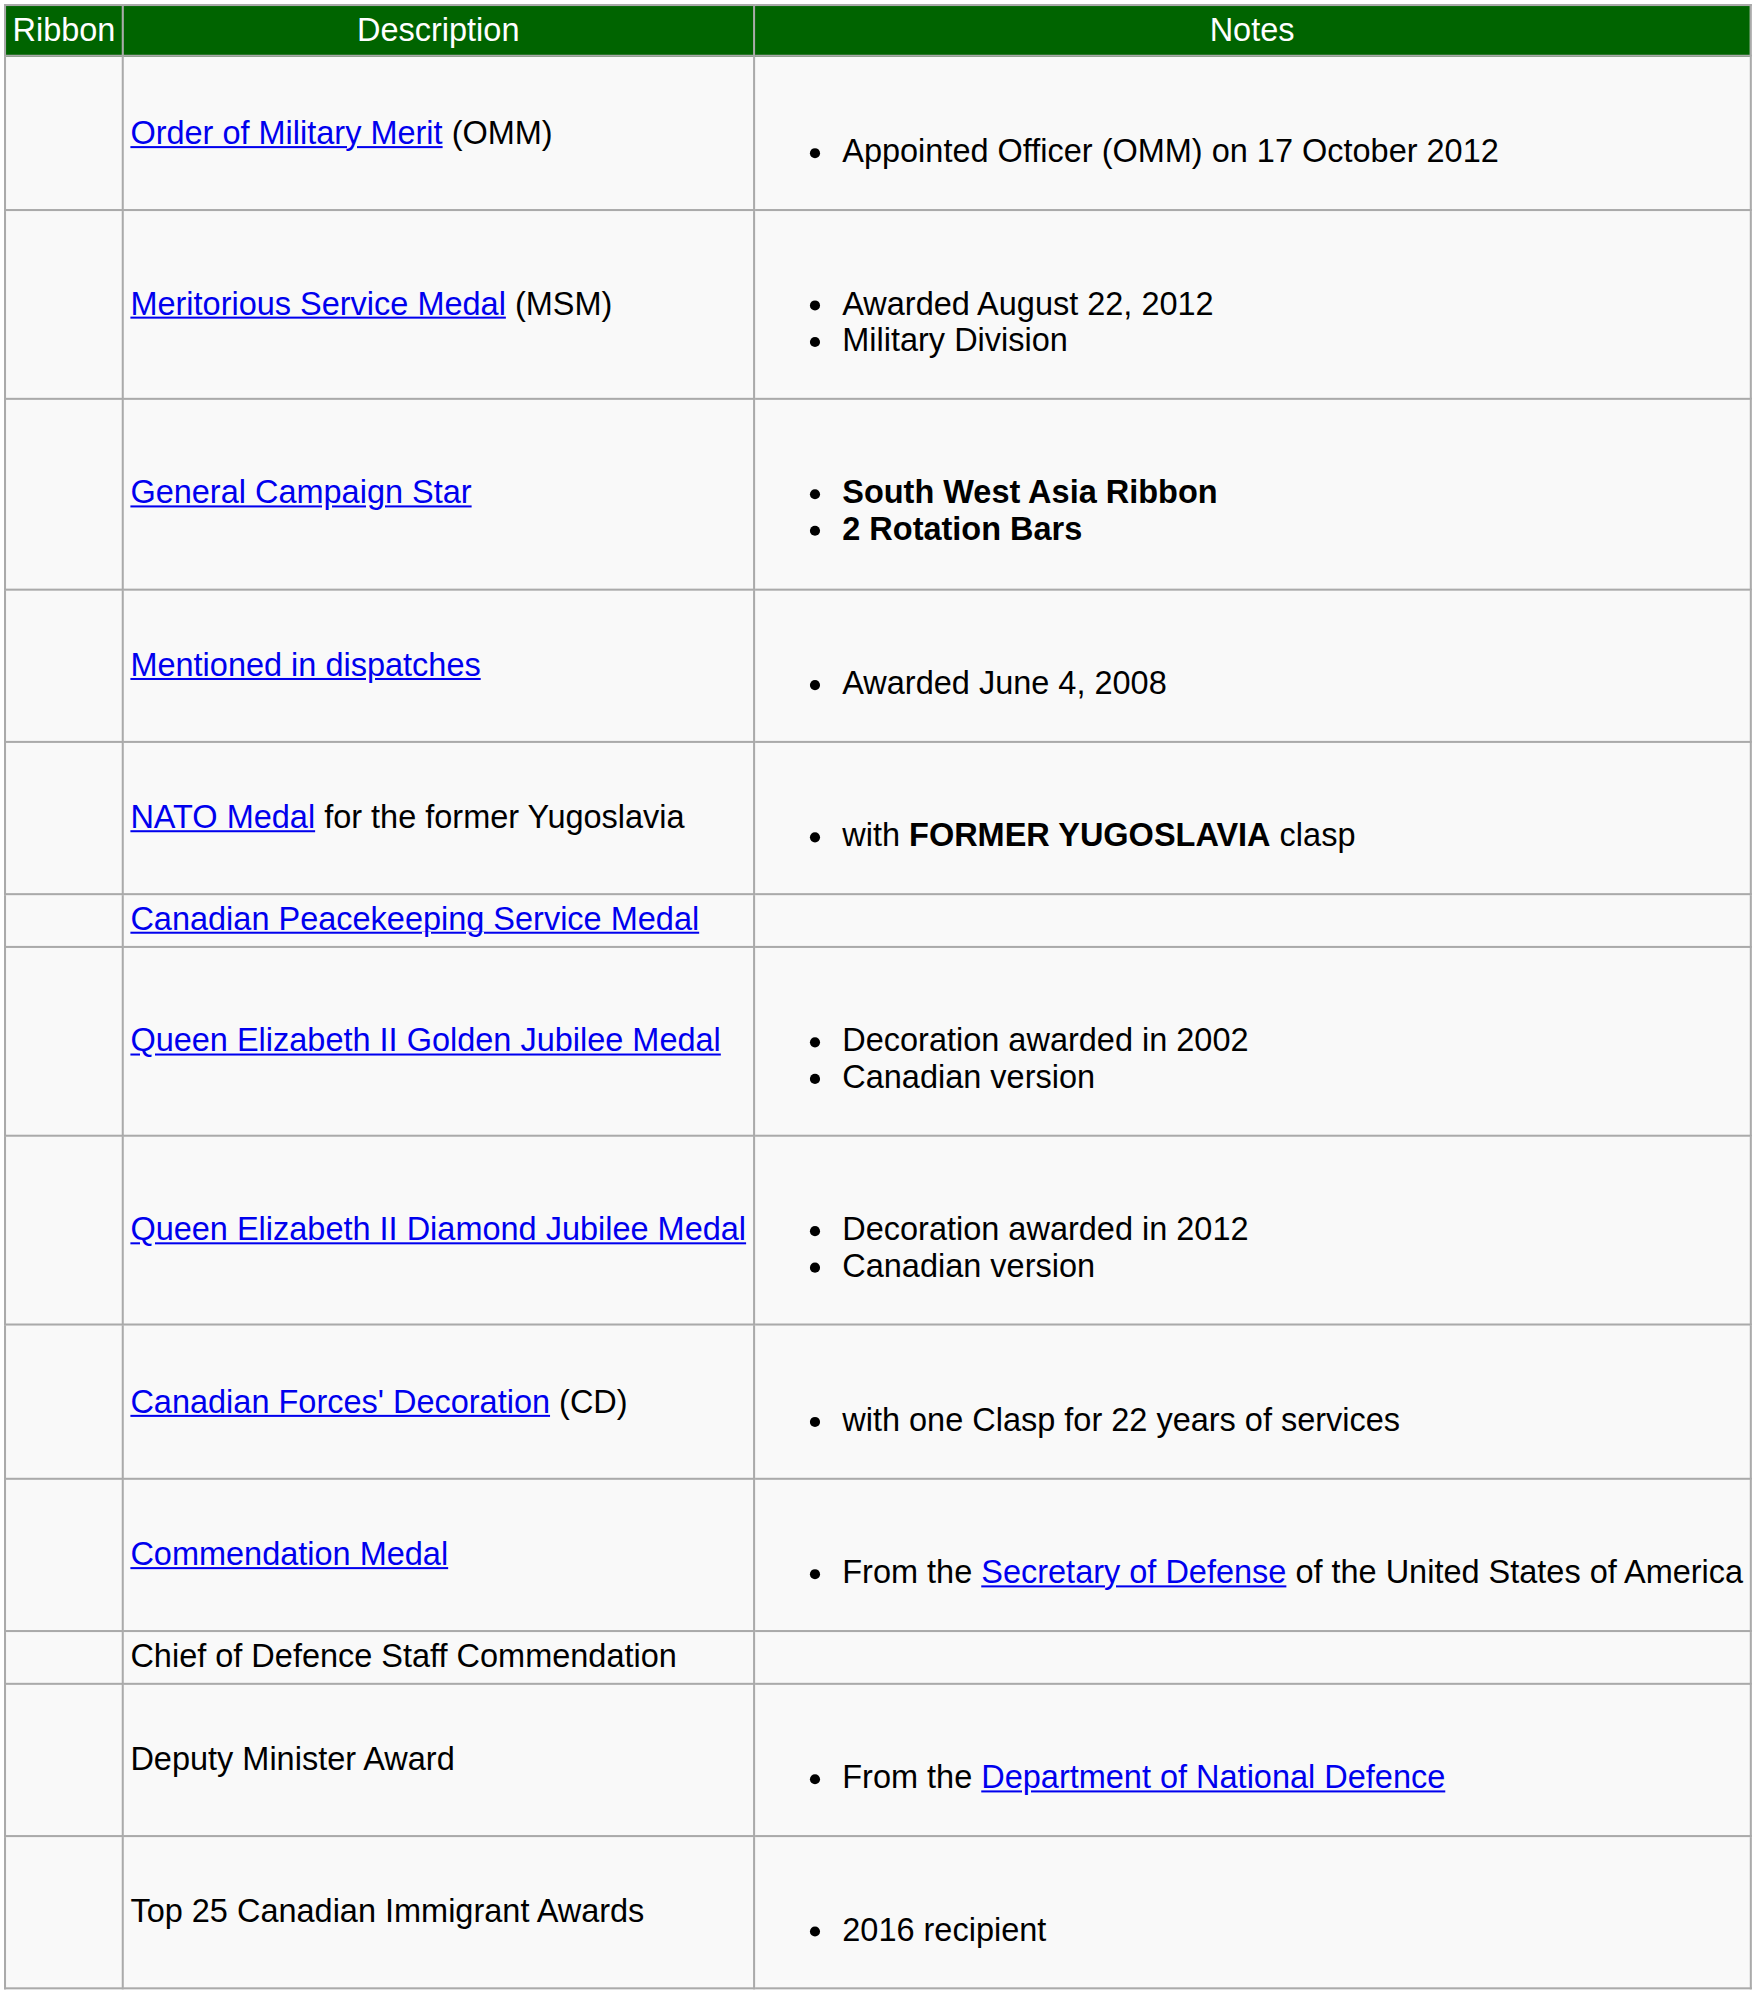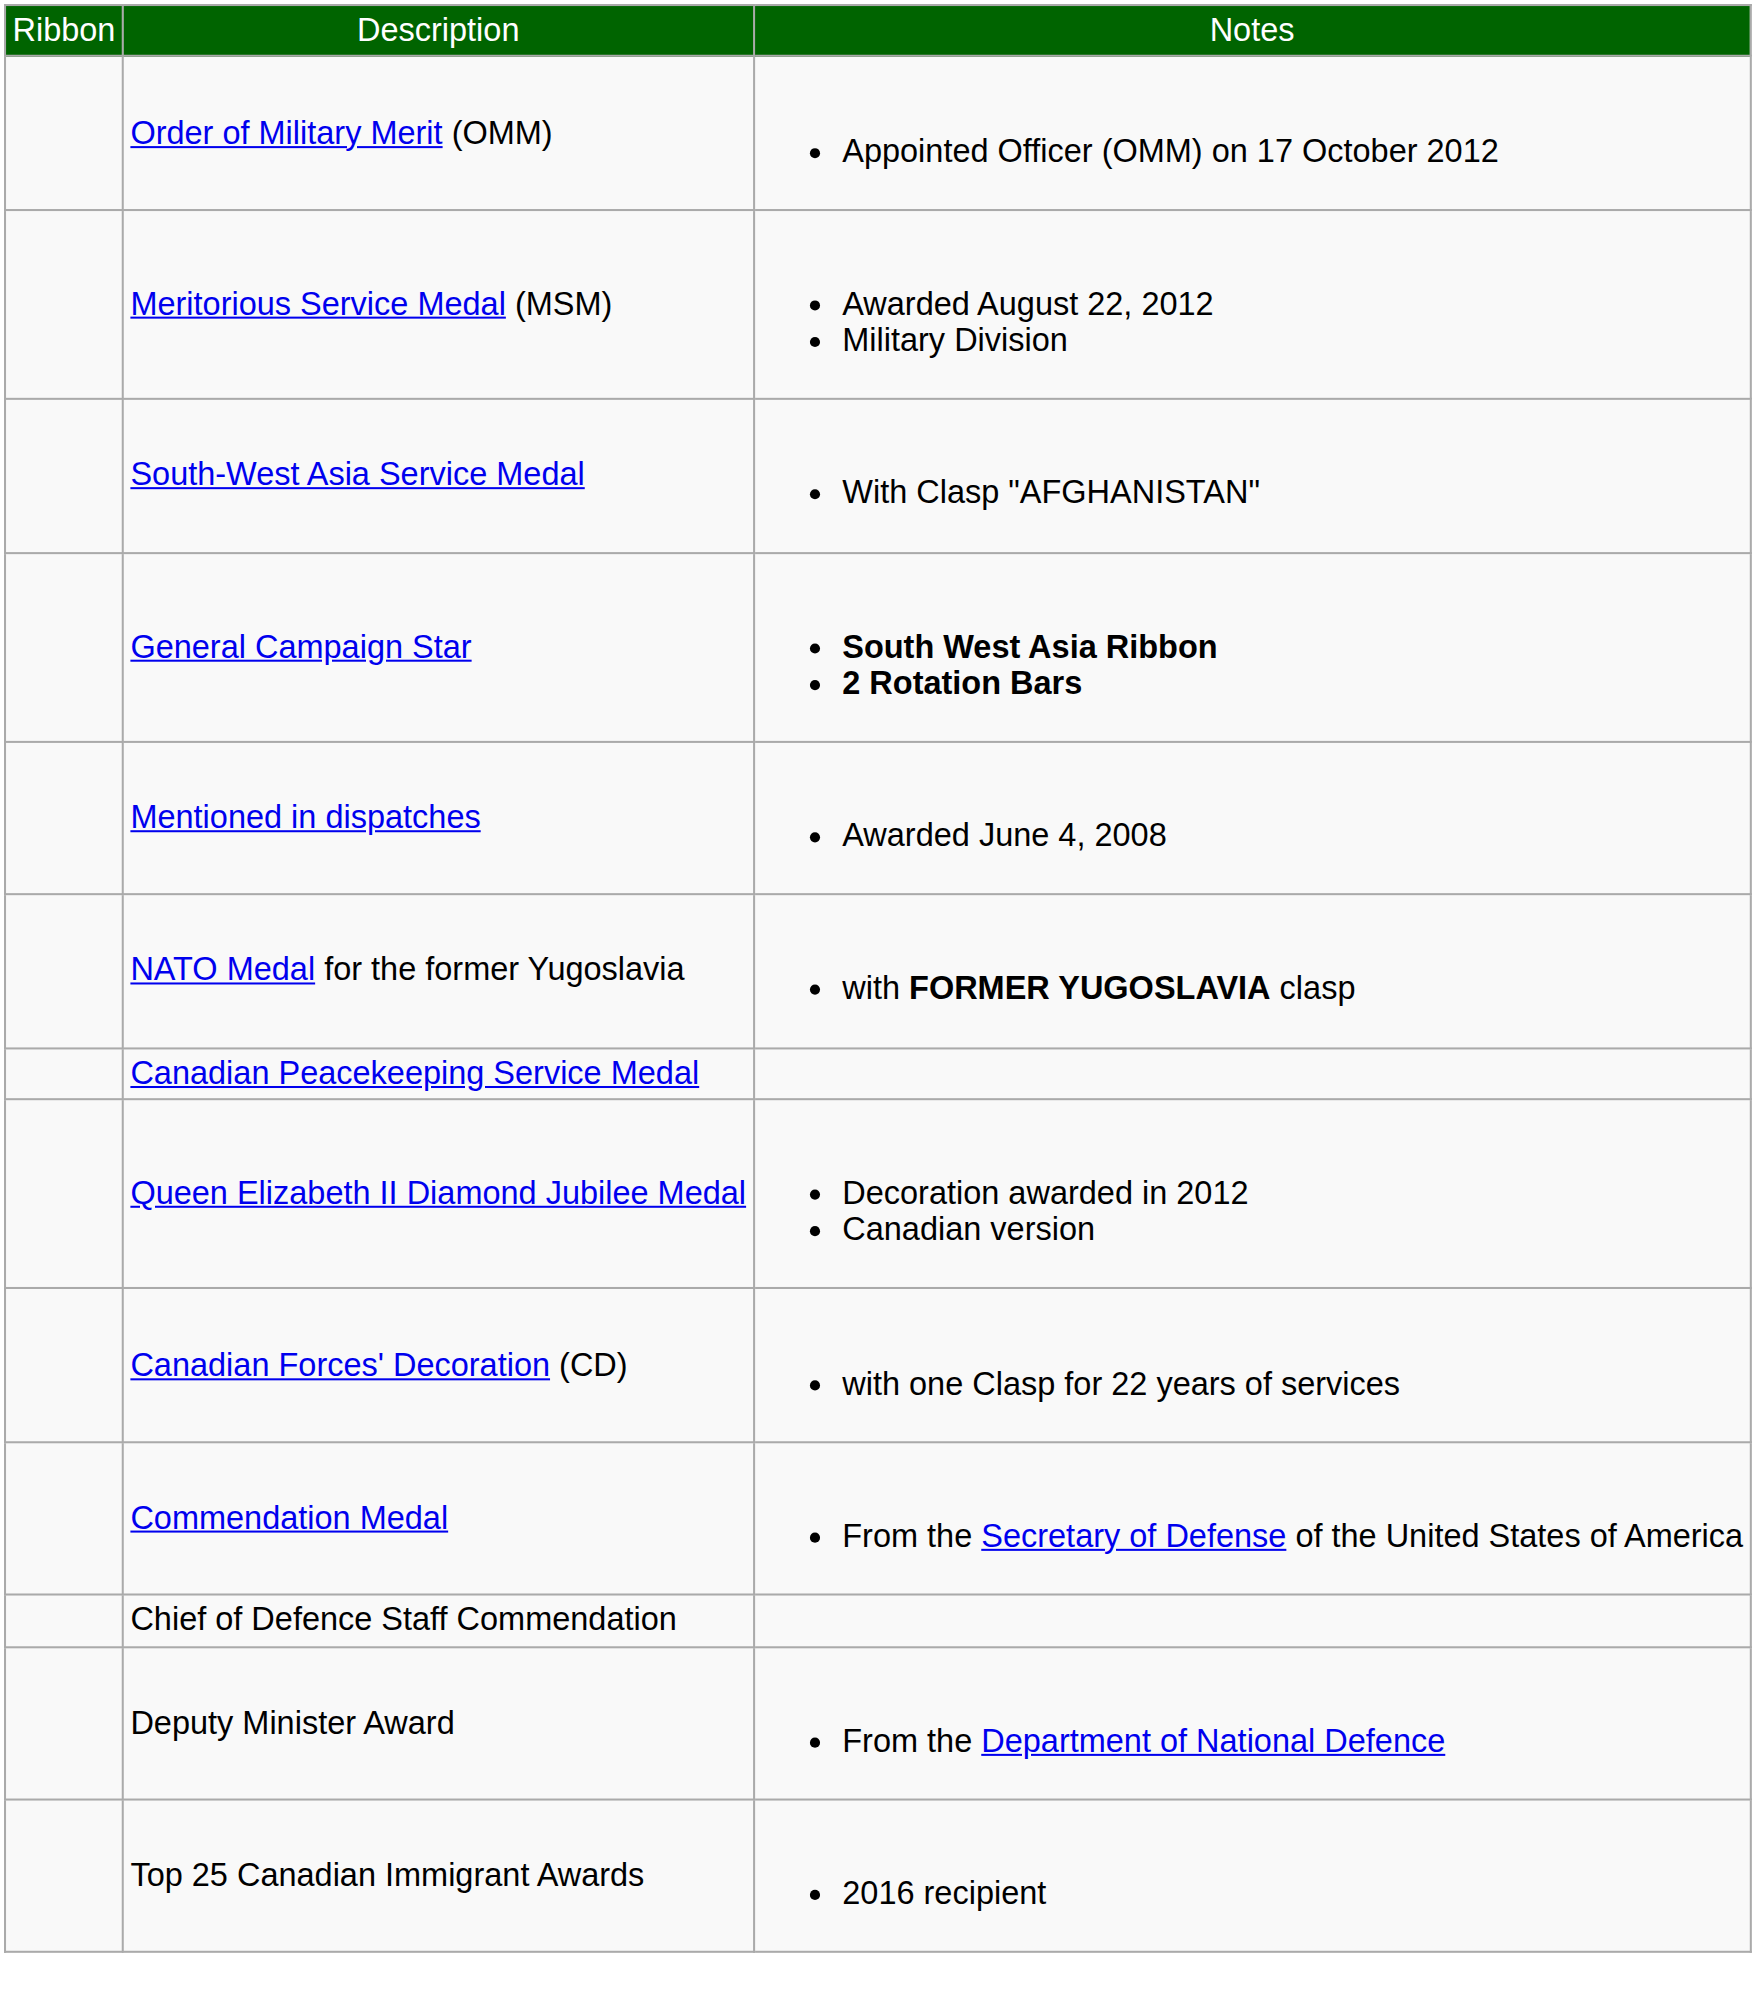+ row: (358, 475)
- row: (426, 1040)
